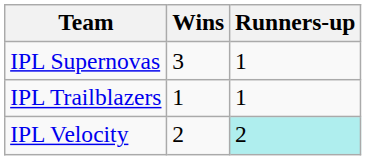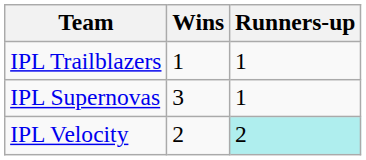rows swapped: (85, 60) <-> (86, 97)
